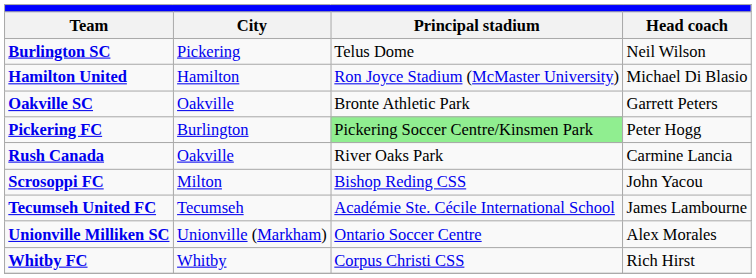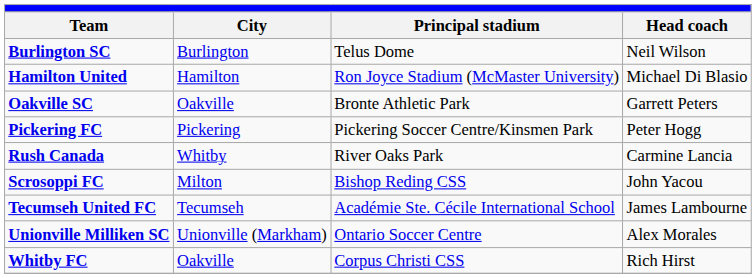(209, 51) Pickering -> (213, 51) Burlington
(213, 129) Burlington -> (209, 129) Pickering
(464, 129) lightgreen background -> (464, 129) no background
(205, 155) Oakville -> (202, 155) Whitby
(202, 260) Whitby -> (205, 260) Oakville
